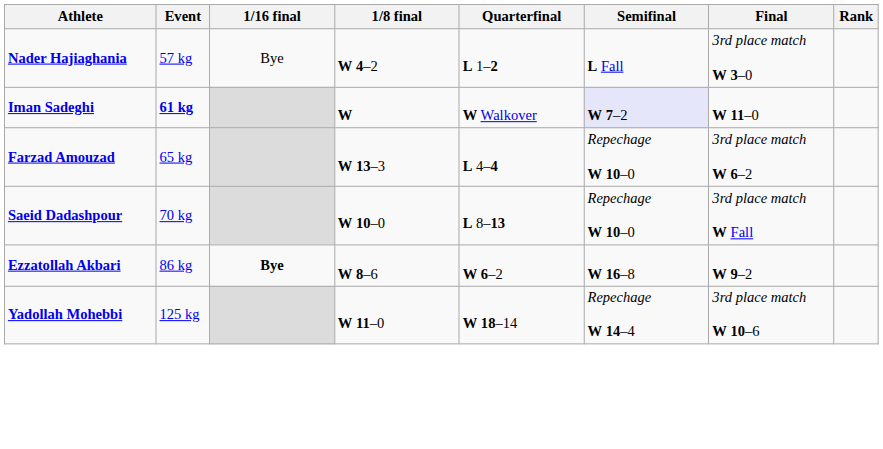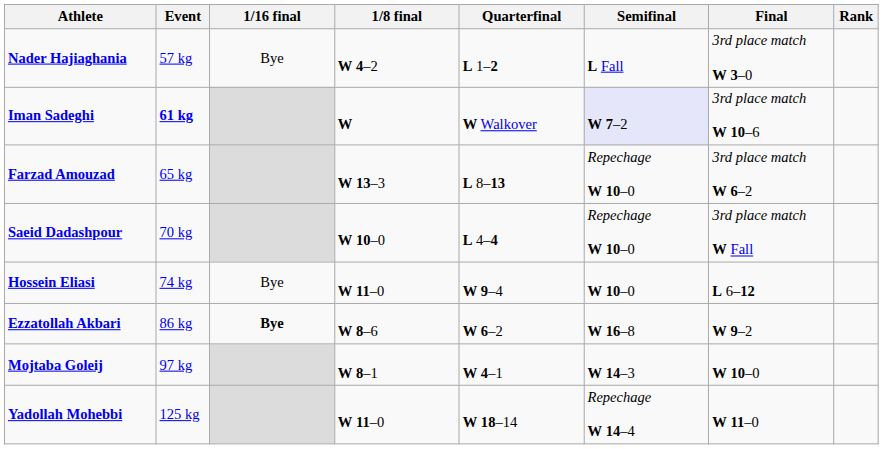(736, 116) W 11–0 -> (759, 116) 3rd place match W 10–6
(480, 166) L 4–4 -> (484, 183) L 8–13
(484, 224) L 8–13 -> (480, 241) L 4–4
+ row: (51, 282)
+ row: (55, 365)
(759, 315) 3rd place match W 10–6 -> (736, 423) W 11–0
